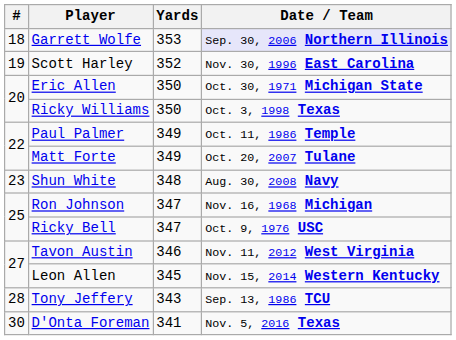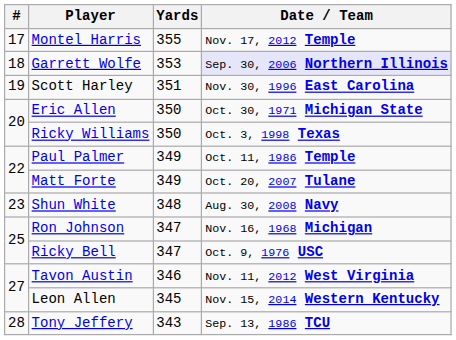+ row: (86, 40)
(169, 63) 352 -> (169, 87) 351
- row: (91, 323)
